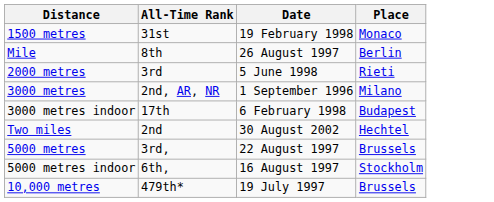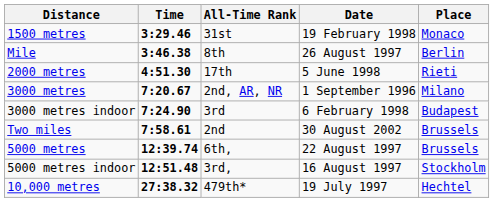+ column: (170, 14)
(152, 72) 3rd -> (218, 72) 17th
(155, 110) 17th -> (214, 110) 3rd
(384, 130) Hechtel -> (450, 130) Brussels
(155, 149) 3rd, -> (218, 149) 6th,
(155, 168) 6th, -> (218, 168) 3rd,
(387, 188) Brussels -> (446, 188) Hechtel
